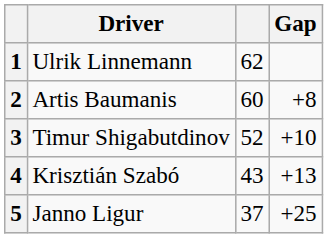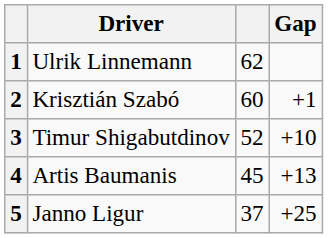(105, 99) Artis Baumanis -> (106, 99) Krisztián Szabó
(304, 99) +8 -> (304, 99) +1
(106, 176) Krisztián Szabó -> (105, 176) Artis Baumanis
(252, 176) 43 -> (252, 176) 45
